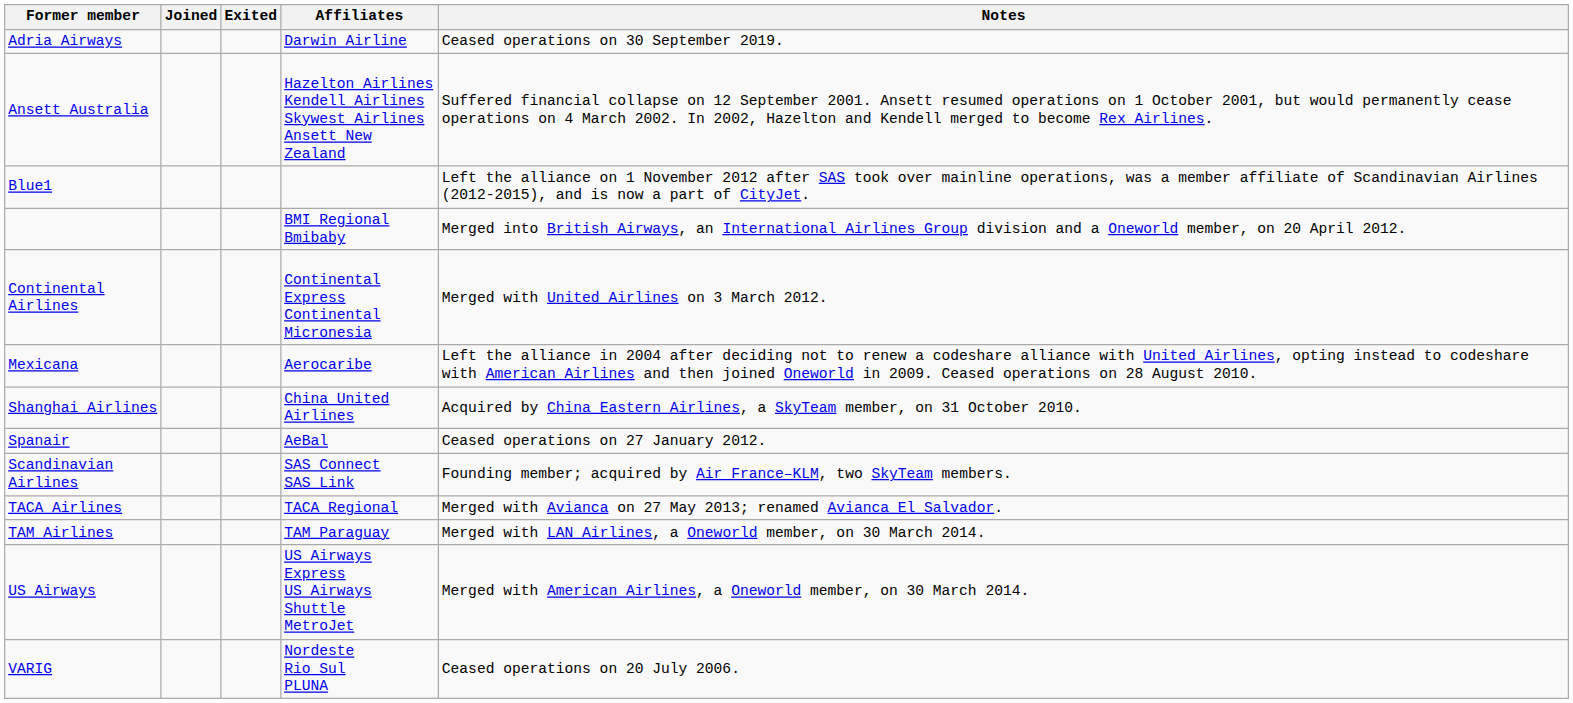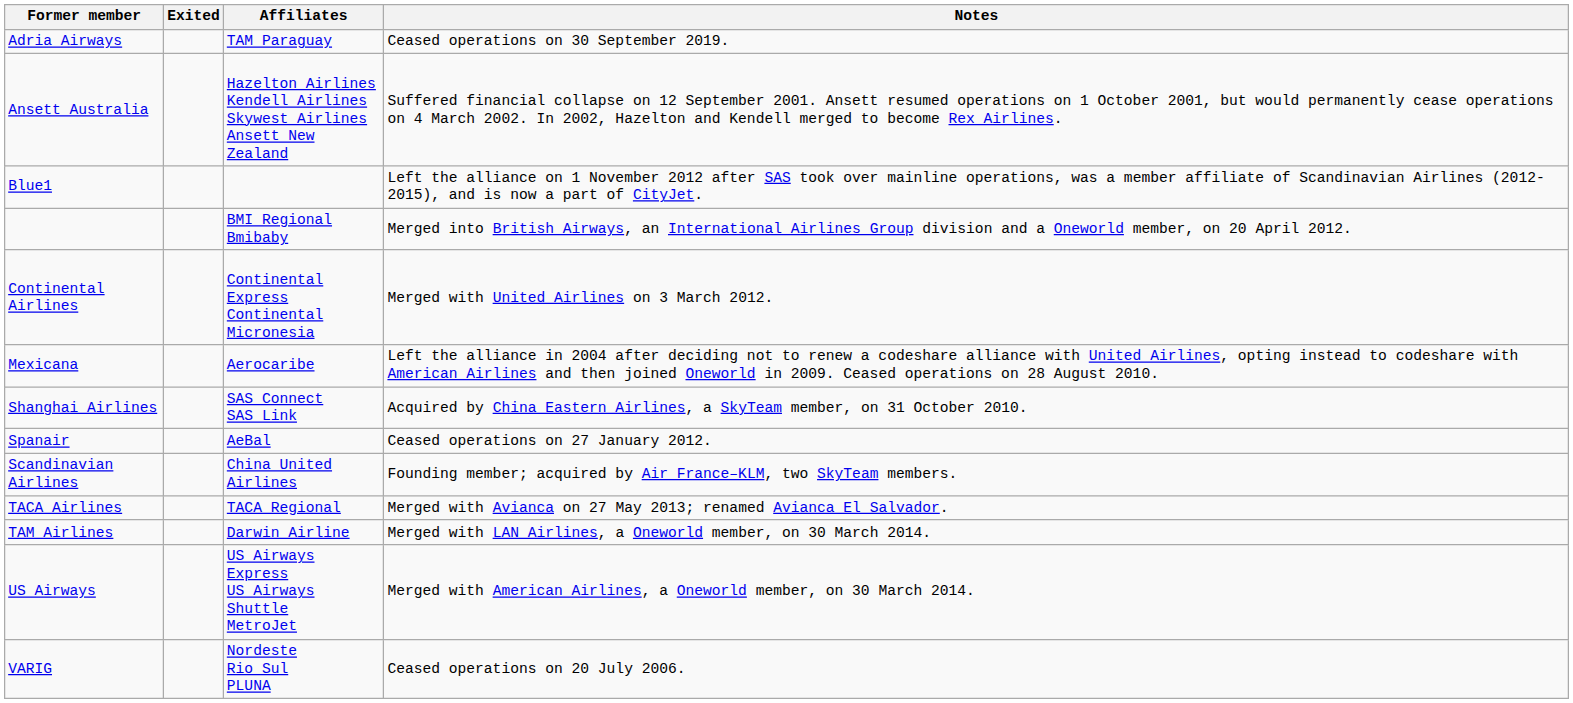- column: (191, 17)
(346, 41) Darwin Airline -> (279, 41) TAM Paraguay
(337, 407) China United Airlines -> (275, 407) SAS Connect SAS Link
(332, 474) SAS Connect SAS Link -> (279, 474) China United Airlines
(337, 532) TAM Paraguay -> (288, 532) Darwin Airline
